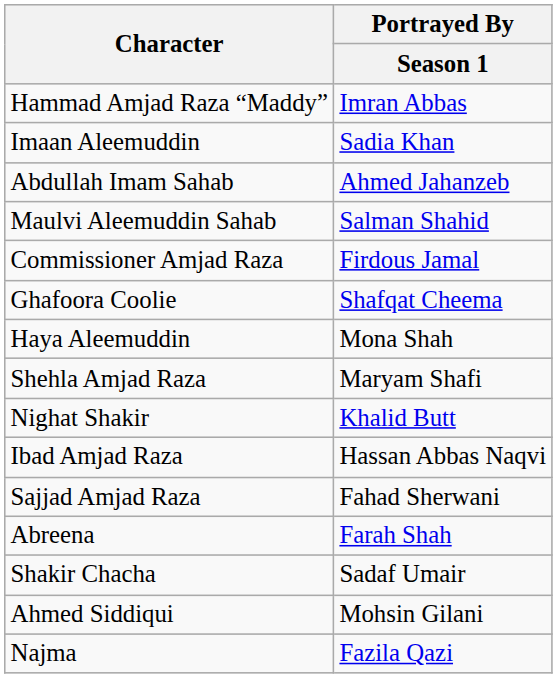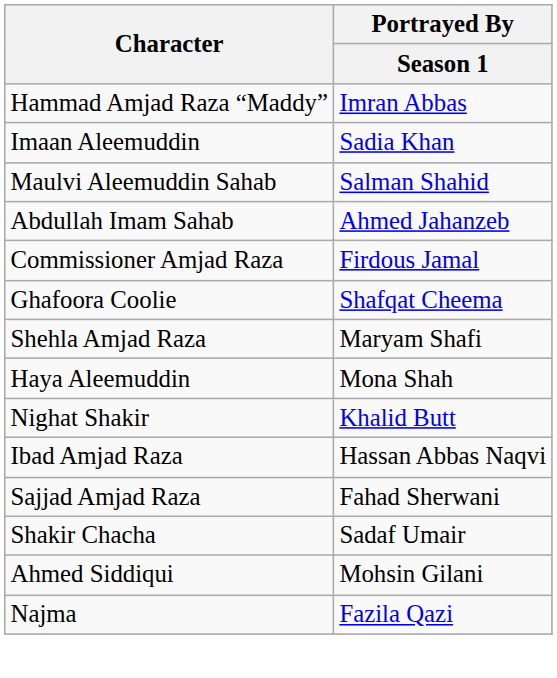rows swapped: (122, 181) <-> (143, 220)
rows swapped: (108, 378) <-> (100, 338)
- row: (52, 535)
